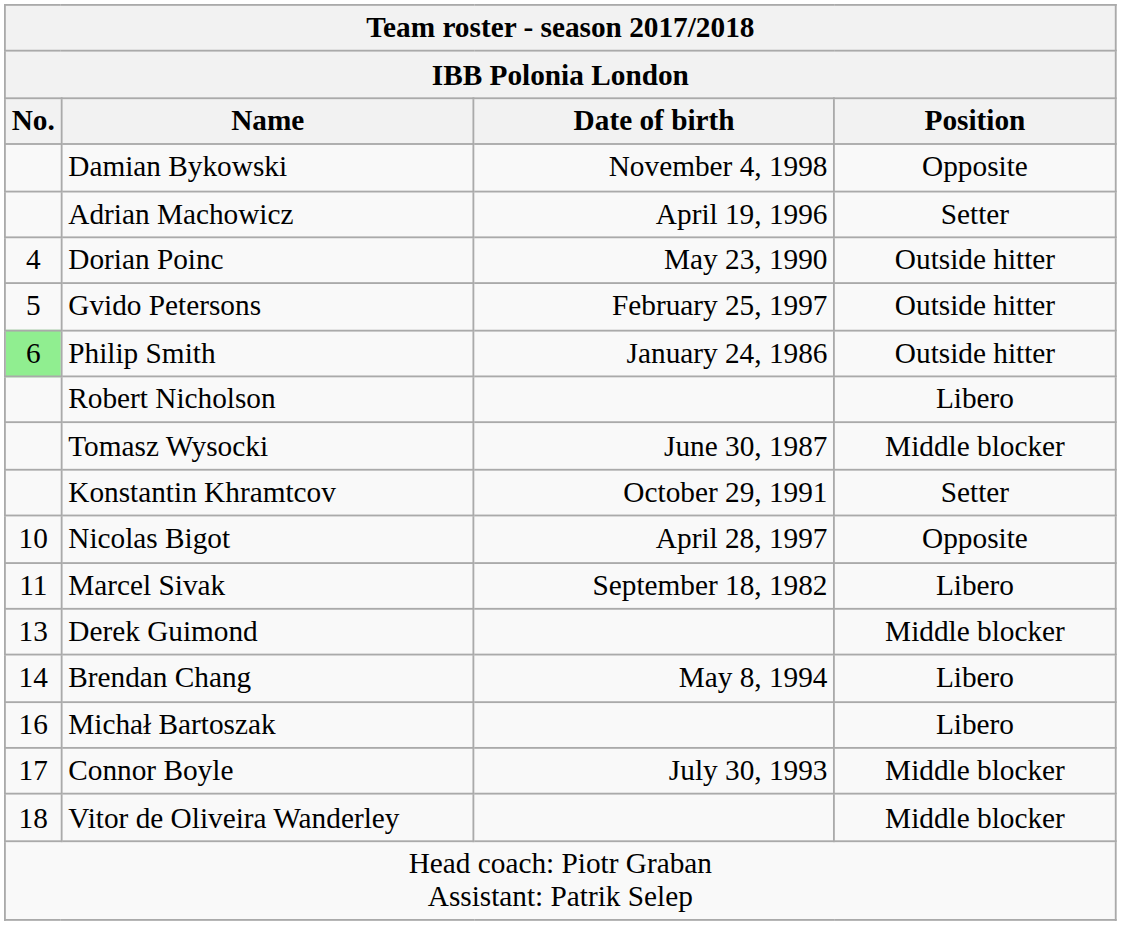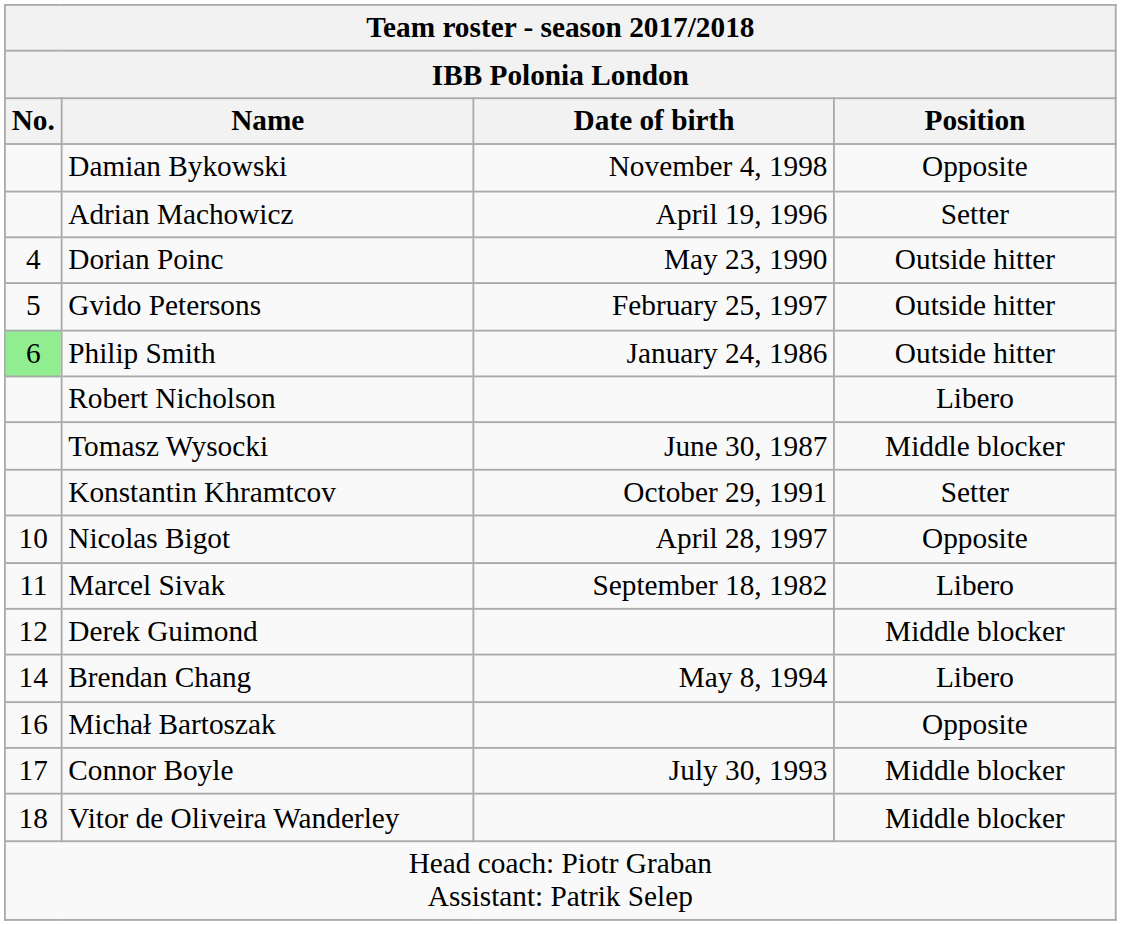(33, 631) 13 -> (33, 631) 12
(975, 724) Libero -> (975, 724) Opposite
